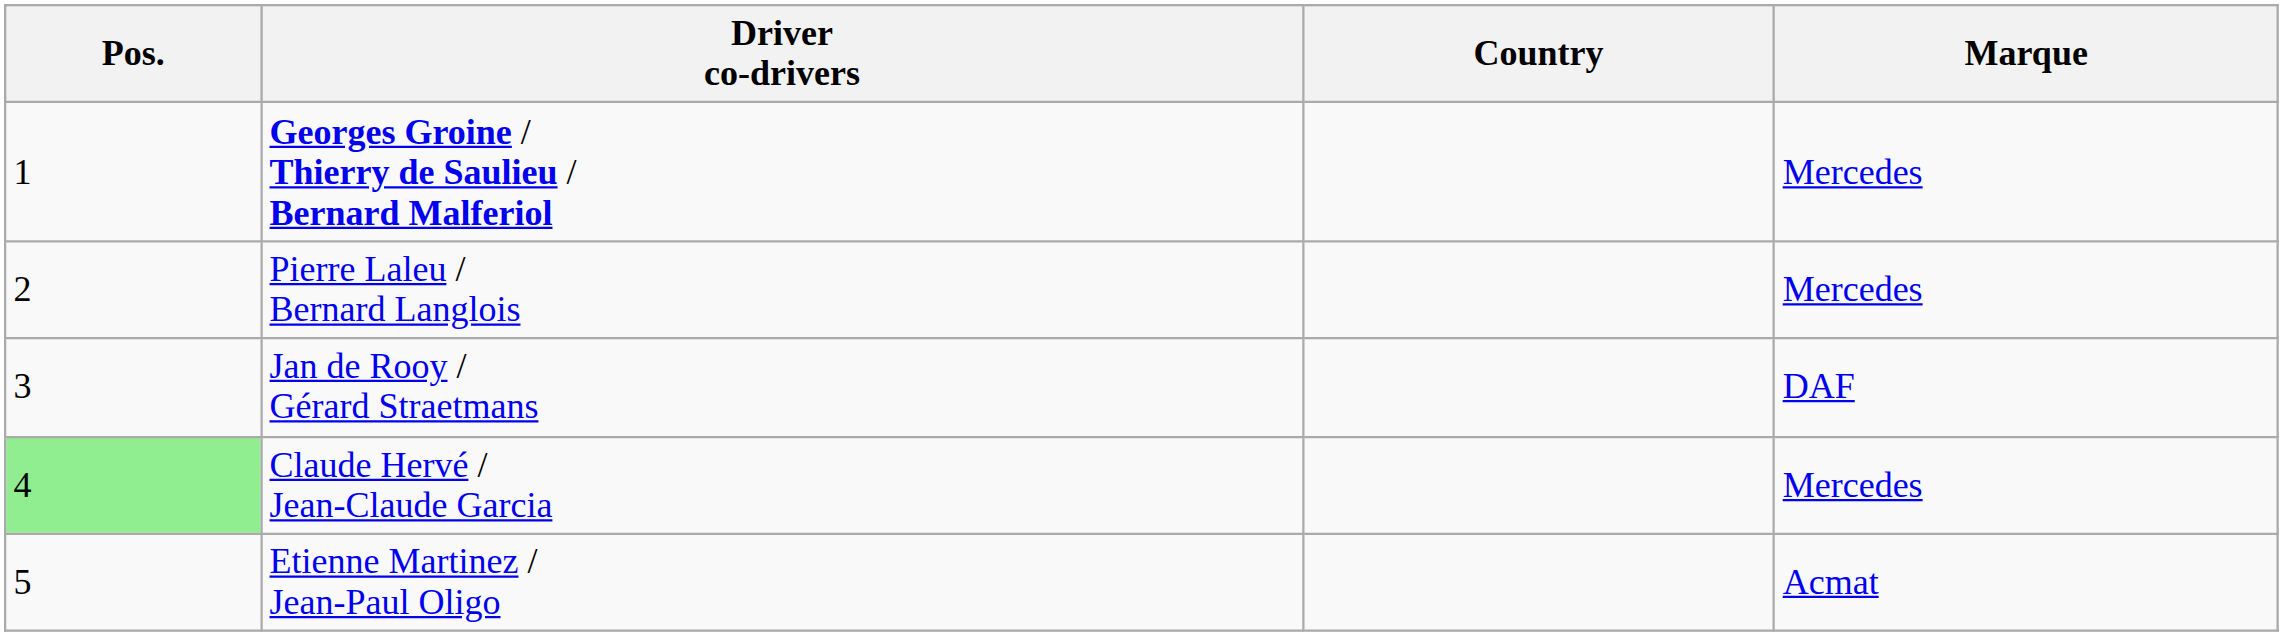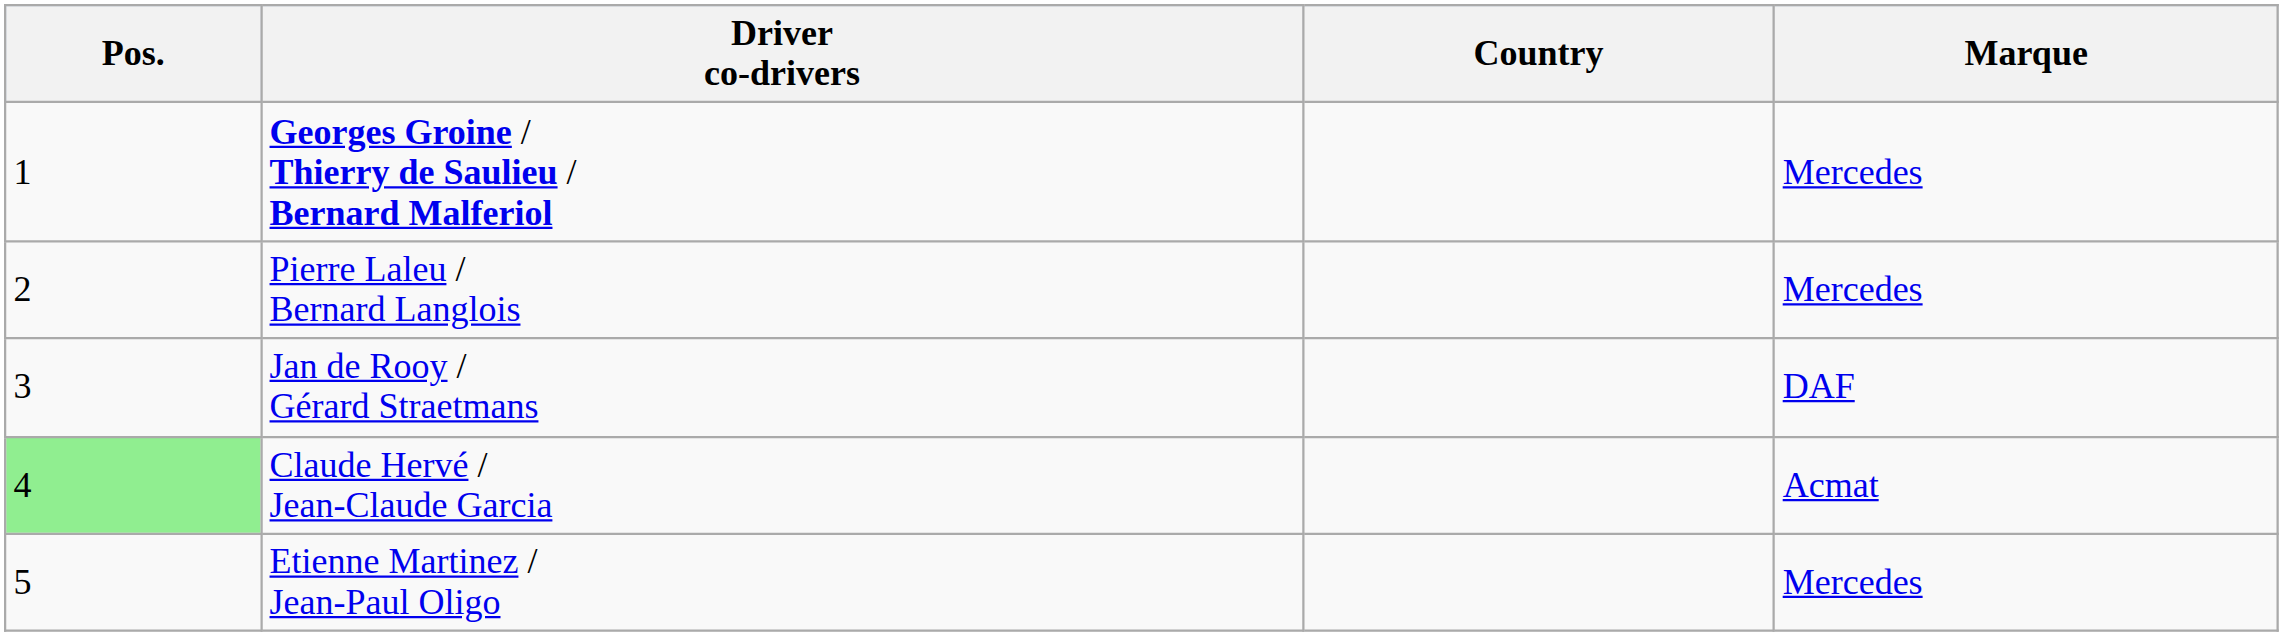(1853, 484) Mercedes -> (1831, 484) Acmat
(1831, 581) Acmat -> (1853, 581) Mercedes
